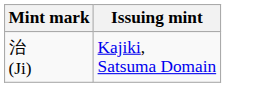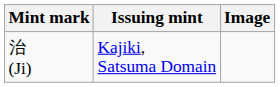+ column: (247, 18)
